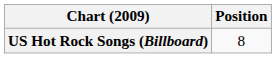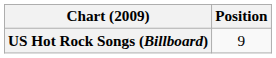(241, 40) 8 -> (241, 40) 9
